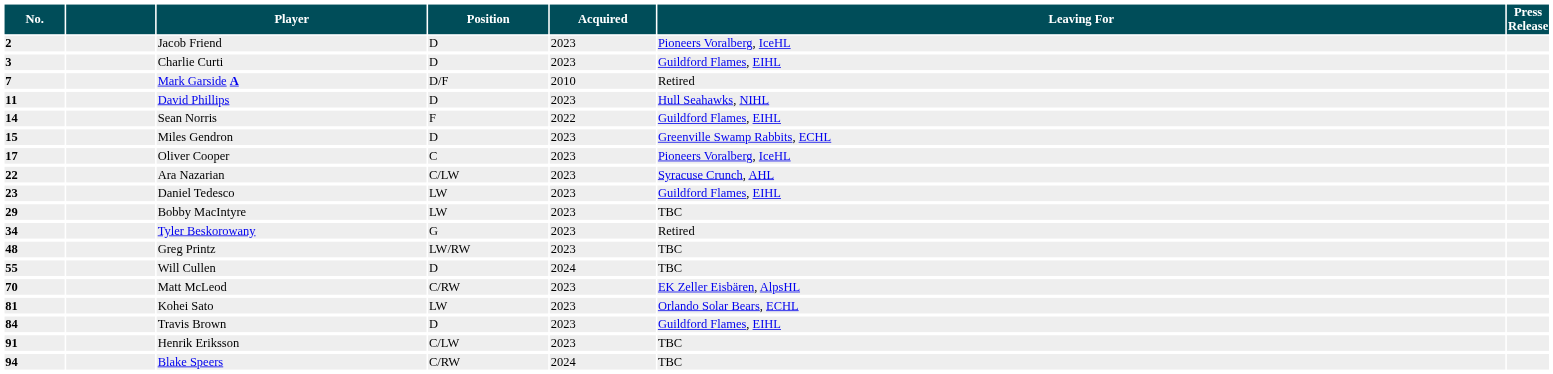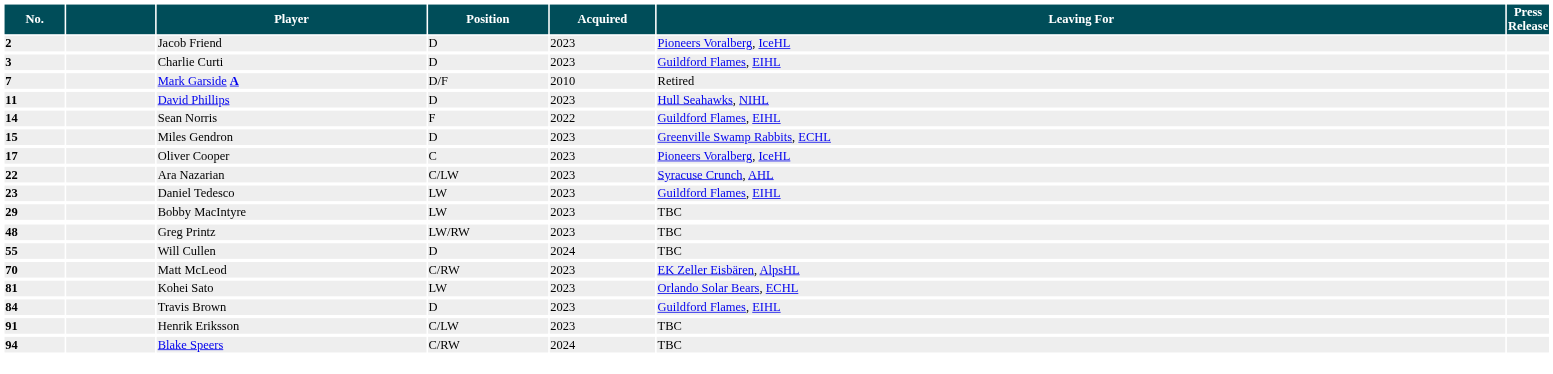- row: (207, 230)
